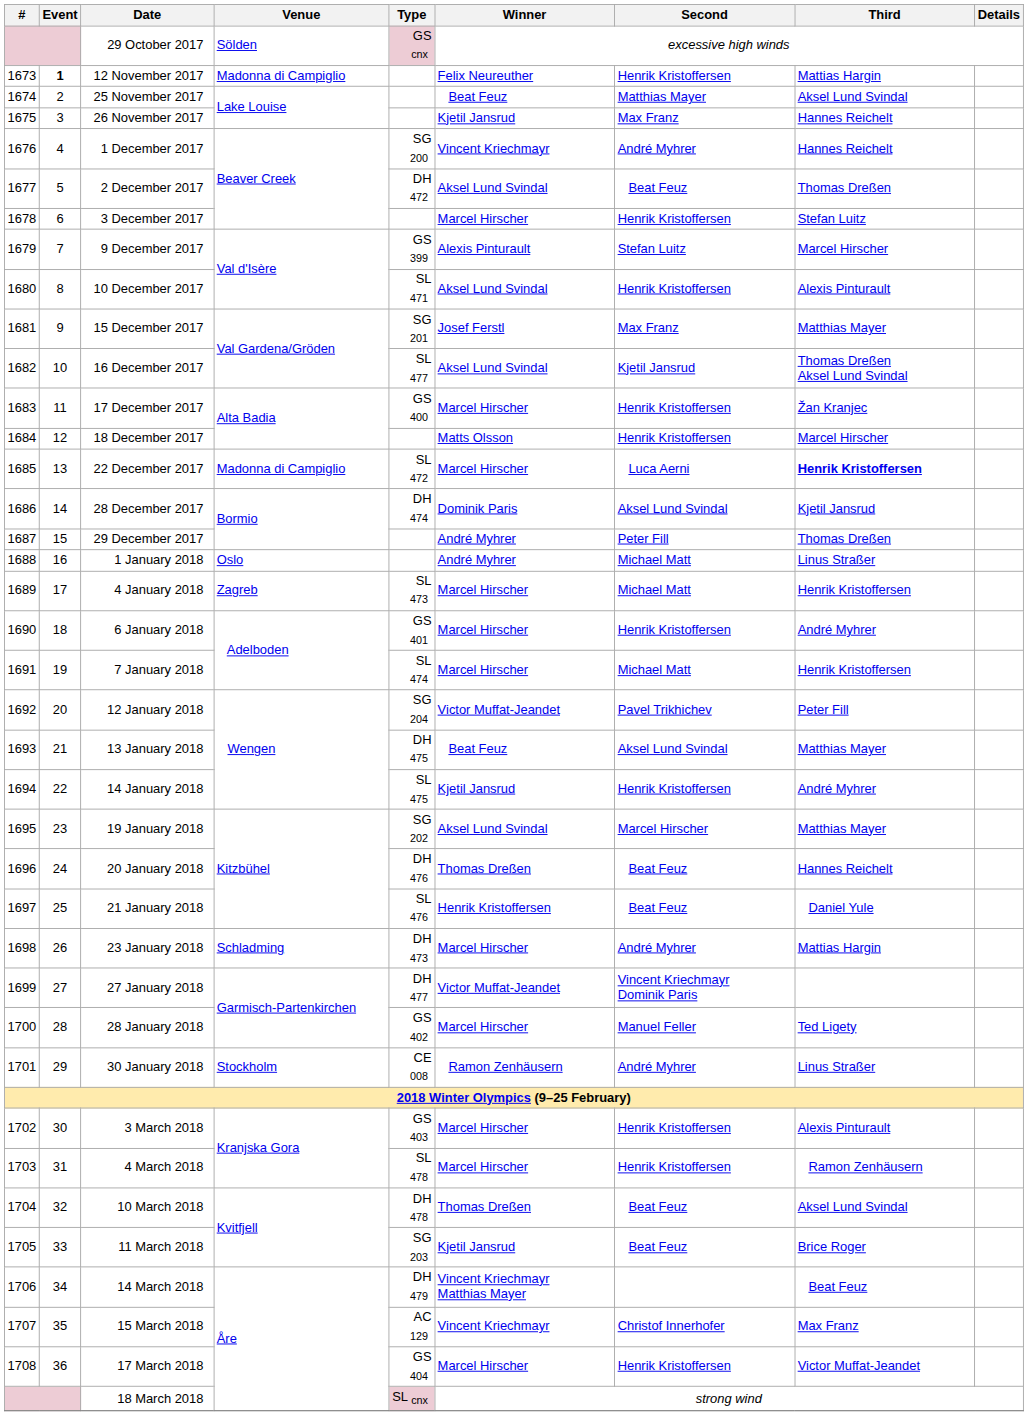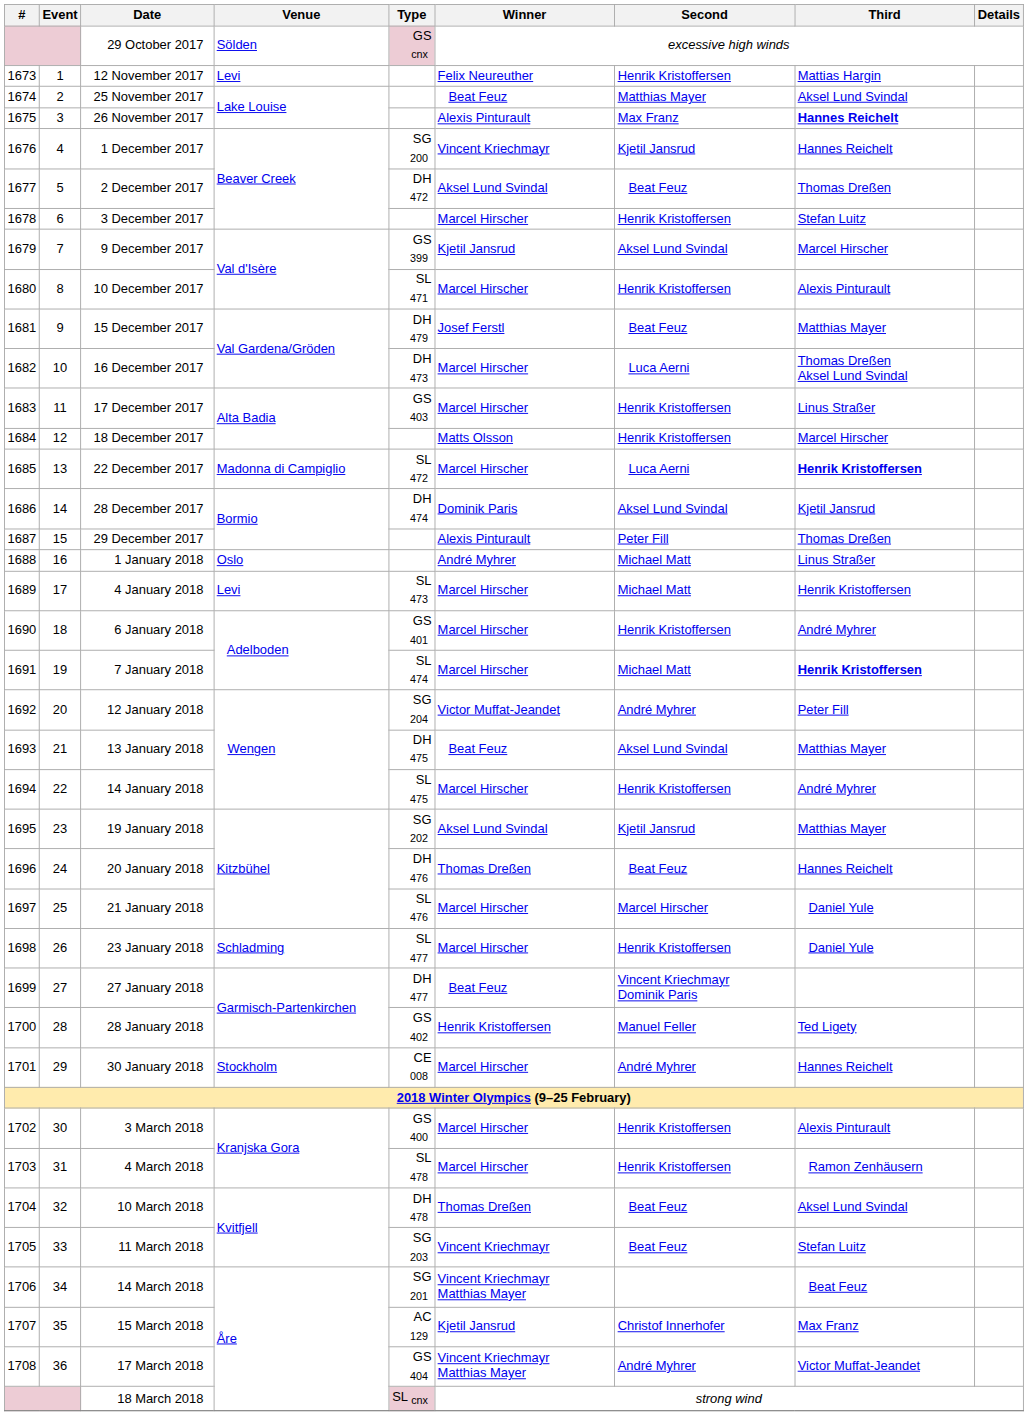(60, 75) bold -> (60, 75) normal
(281, 75) Madonna di Campiglio -> (229, 75) Levi
(476, 117) Kjetil Jansrud -> (484, 117) Alexis Pinturault
(845, 117) normal -> (848, 117) bold
(657, 148) André Myhrer -> (656, 148) Kjetil Jansrud
(484, 249) Alexis Pinturault -> (476, 249) Kjetil Jansrud
(652, 249) Stefan Luitz -> (673, 249) Aksel Lund Svindal
(493, 288) Aksel Lund Svindal -> (483, 288) Marcel Hirscher
(421, 327) SG 201 -> (421, 327) DH 479
(648, 328) Max Franz -> (652, 328) Beat Feuz
(421, 367) SL 477 -> (421, 367) DH 473
(493, 368) Aksel Lund Svindal -> (483, 368) Marcel Hirscher
(656, 368) Kjetil Jansrud -> (654, 368) Luca Aerni
(421, 407) GS 400 -> (421, 407) GS 403
(832, 407) Žan Kranjec -> (836, 407) Linus Straßer
(477, 538) André Myhrer -> (484, 538) Alexis Pinturault
(237, 590) Zagreb -> (229, 590) Levi
(854, 669) normal -> (860, 669) bold
(665, 709) Pavel Trikhichev -> (657, 709) André Myhrer
(476, 789) Kjetil Jansrud -> (483, 789) Marcel Hirscher
(663, 828) Marcel Hirscher -> (656, 828) Kjetil Jansrud
(494, 908) Henrik Kristoffersen -> (483, 908) Marcel Hirscher
(652, 908) Beat Feuz -> (663, 908) Marcel Hirscher
(421, 947) DH 473 -> (421, 947) SL 477
(657, 947) André Myhrer -> (674, 947) Henrik Kristoffersen
(839, 947) Mattias Hargin -> (836, 947) Daniel Yule
(499, 987) Victor Muffat-Jeandet -> (472, 987) Beat Feuz
(483, 1027) Marcel Hirscher -> (494, 1027) Henrik Kristoffersen
(500, 1067) Ramon Zenhäusern -> (483, 1067) Marcel Hirscher
(836, 1067) Linus Straßer -> (845, 1067) Hannes Reichelt
(421, 1127) GS 403 -> (421, 1127) GS 400
(476, 1247) Kjetil Jansrud -> (494, 1247) Vincent Kriechmayr
(832, 1247) Brice Roger -> (832, 1247) Stefan Luitz
(421, 1286) DH 479 -> (421, 1286) SG 201
(494, 1326) Vincent Kriechmayr -> (476, 1326) Kjetil Jansrud
(483, 1366) Marcel Hirscher -> (494, 1366) Vincent Kriechmayr Matthias Mayer
(674, 1366) Henrik Kristoffersen -> (657, 1366) André Myhrer
